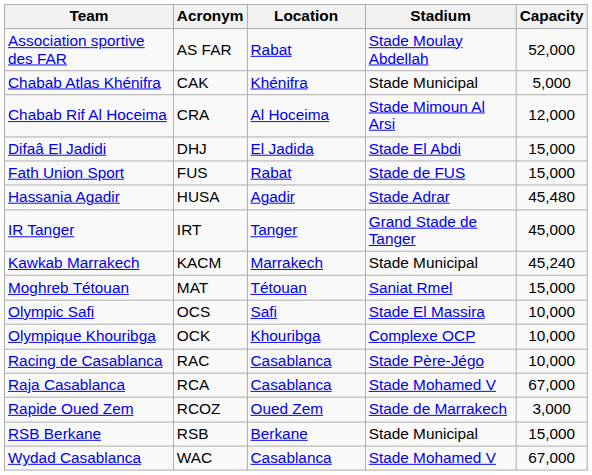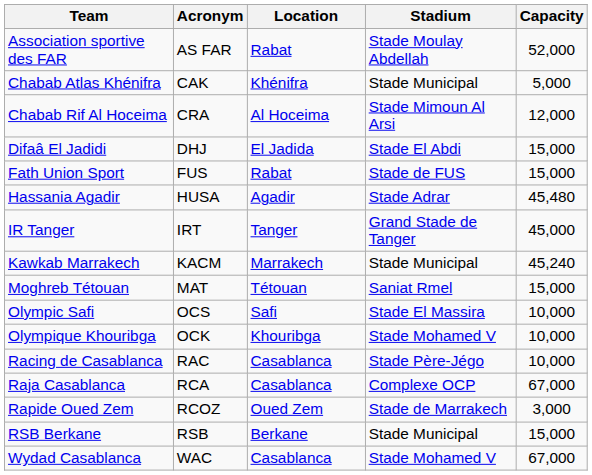(422, 336) Complexe OCP -> (432, 336) Stade Mohamed V
(432, 385) Stade Mohamed V -> (422, 385) Complexe OCP
